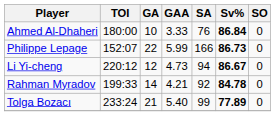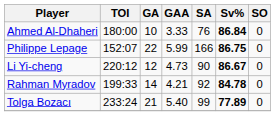(232, 48) 86.73 -> (232, 48) 86.75
(204, 66) 94 -> (204, 66) 90
